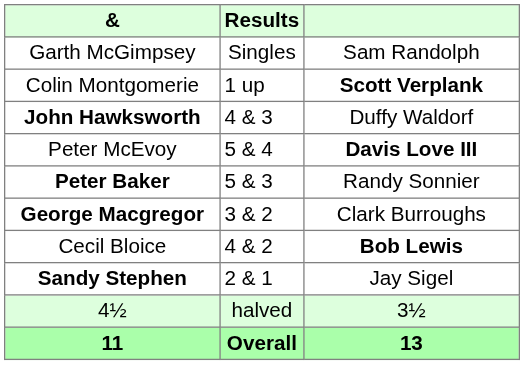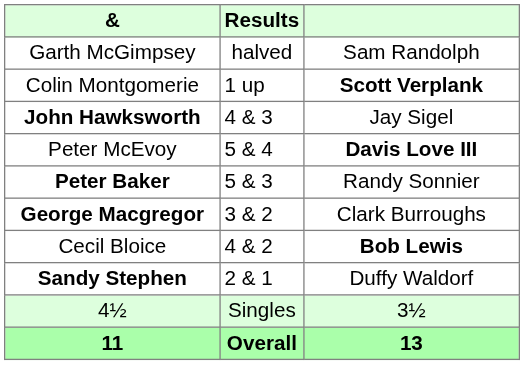(262, 52) Singles -> (262, 52) halved
(411, 117) Duffy Waldorf -> (411, 117) Jay Sigel
(411, 278) Jay Sigel -> (411, 278) Duffy Waldorf
(262, 310) halved -> (262, 310) Singles
